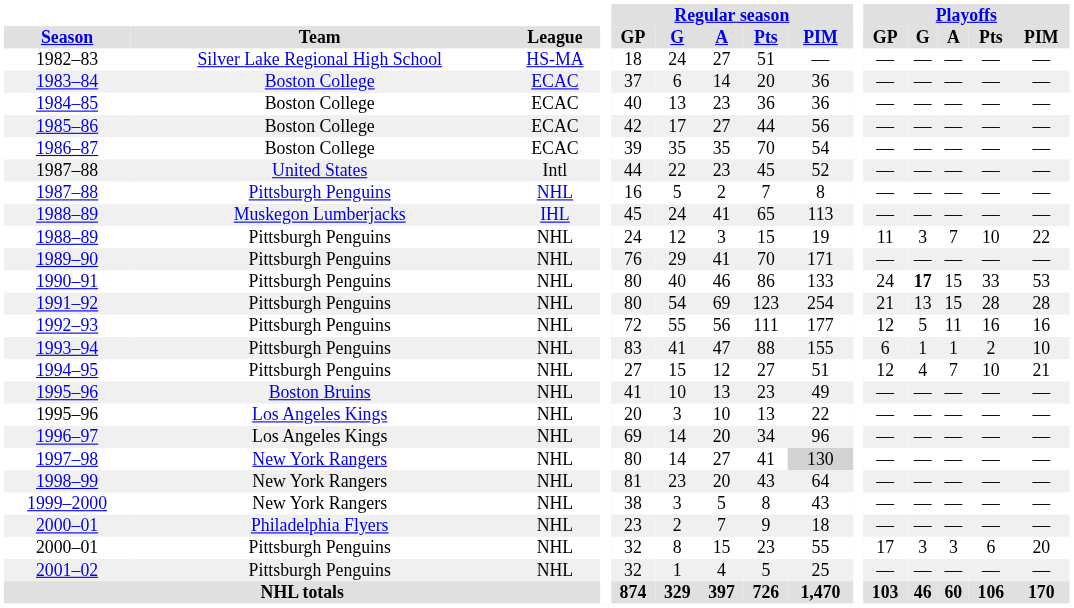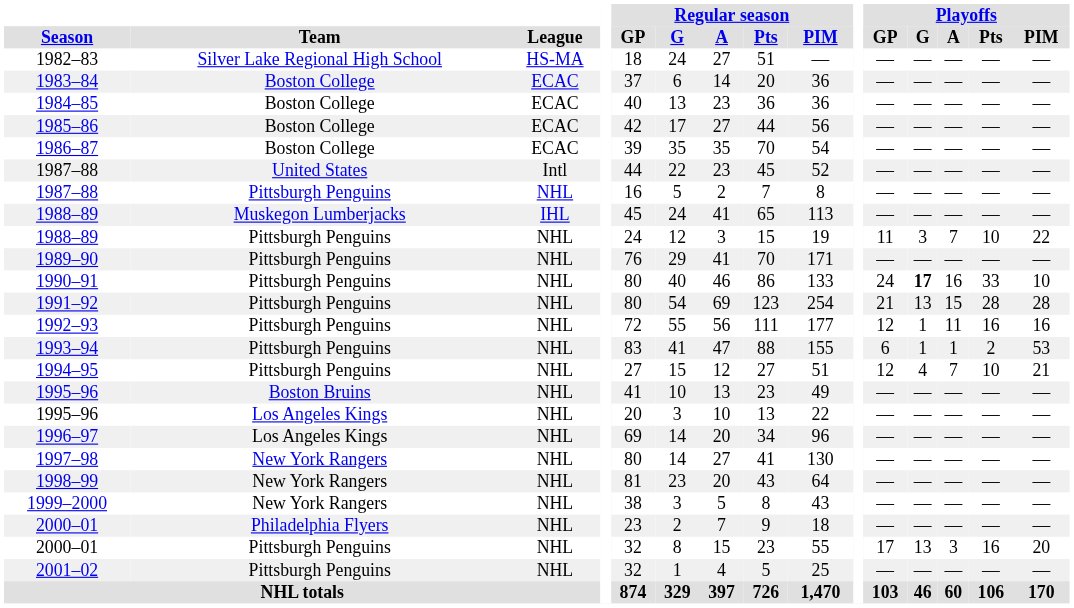(953, 281) 15 -> (953, 281) 16
(1041, 281) 53 -> (1041, 281) 10
(923, 325) 5 -> (923, 325) 1
(1041, 348) 10 -> (1041, 348) 53
(820, 459) lightgrey background -> (820, 459) no background
(923, 547) 3 -> (923, 547) 13
(991, 547) 6 -> (991, 547) 16
